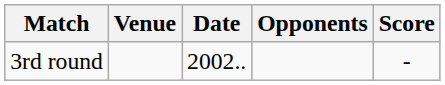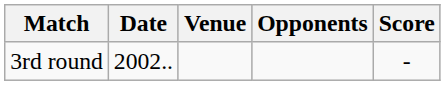columns swapped: (217, 23) <-> (145, 23)
